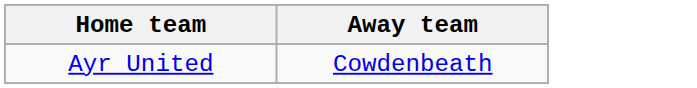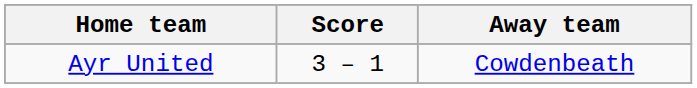+ column: (348, 25)
